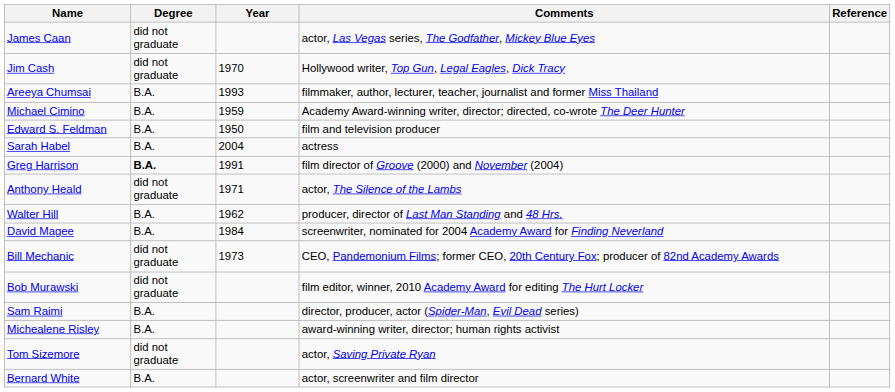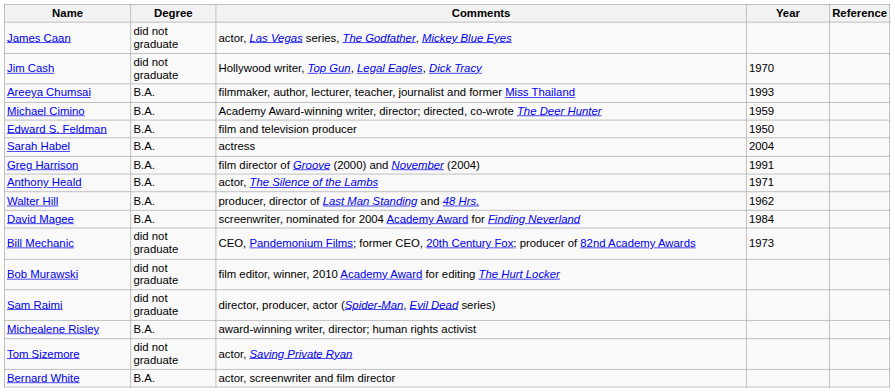columns swapped: (258, 13) <-> (564, 13)
(145, 165) bold -> (144, 165) normal
(156, 189) did not graduate -> (144, 183) B.A.
(144, 311) B.A. -> (156, 305) did not graduate
